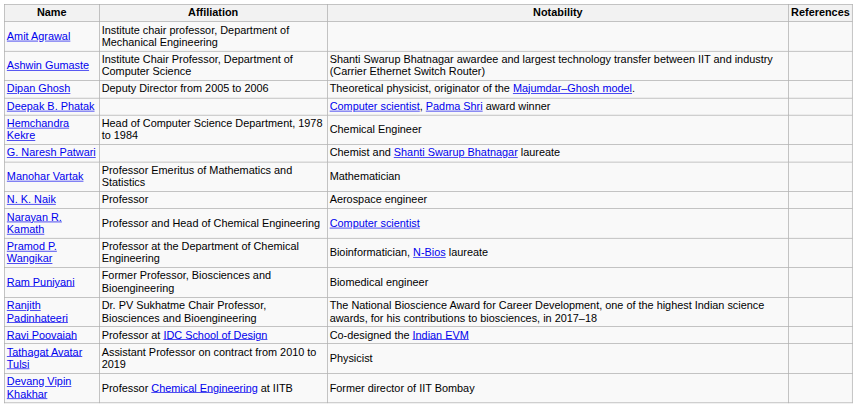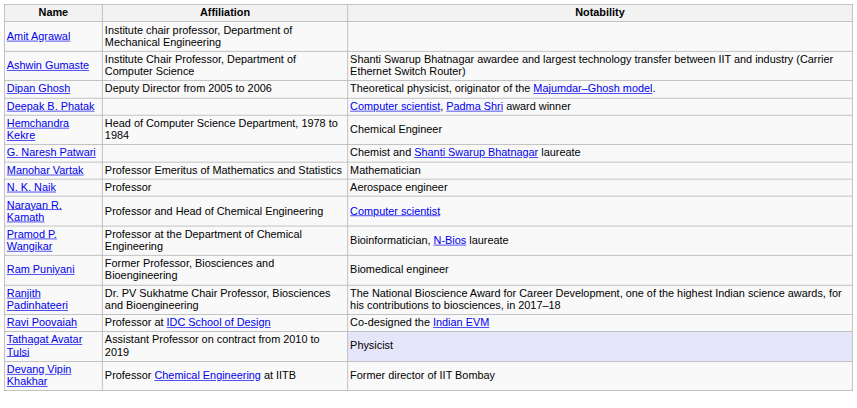- column: (820, 13)
(351, 358) no background -> (372, 346) lavender background
